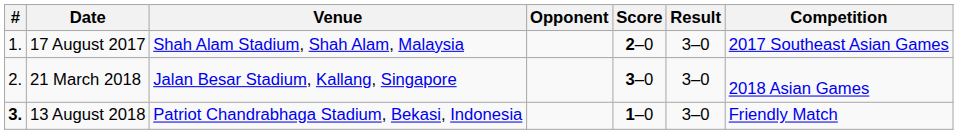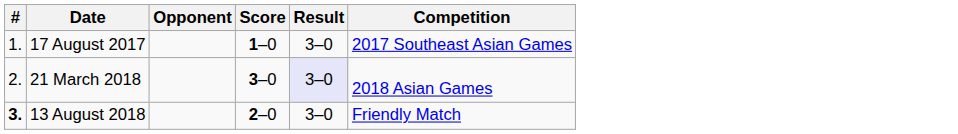- column: (338, 17)
(639, 44) 2–0 -> (263, 44) 1–0
(696, 79) no background -> (319, 79) lavender background
(639, 115) 1–0 -> (263, 115) 2–0
